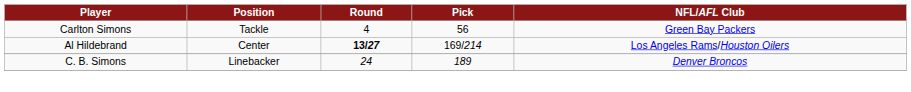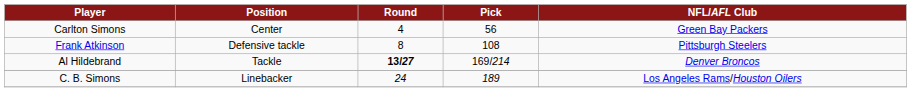(254, 29) Tackle -> (267, 29) Center
+ row: (90, 45)
(254, 45) Center -> (267, 62) Tackle
(710, 45) Los Angeles Rams/Houston Oilers -> (723, 62) Denver Broncos
(710, 62) Denver Broncos -> (723, 78) Los Angeles Rams/Houston Oilers
